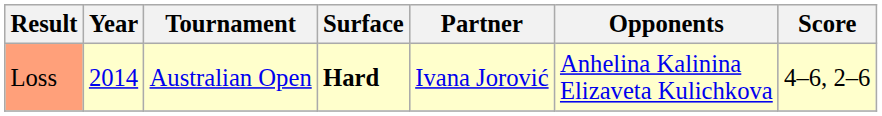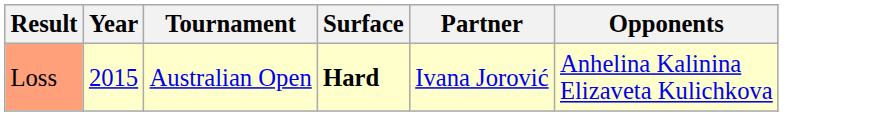- column: (827, 24)
(114, 76) 2014 -> (114, 76) 2015
